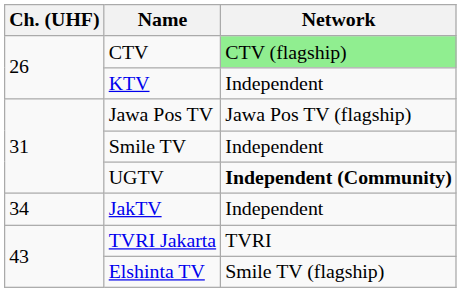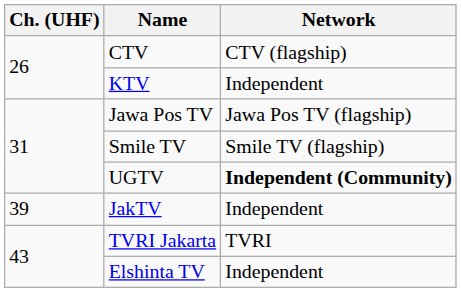(286, 51) lightgreen background -> (286, 51) no background
(274, 146) Independent -> (305, 146) Smile TV (flagship)
(19, 209) 34 -> (19, 209) 39
(305, 271) Smile TV (flagship) -> (274, 271) Independent
